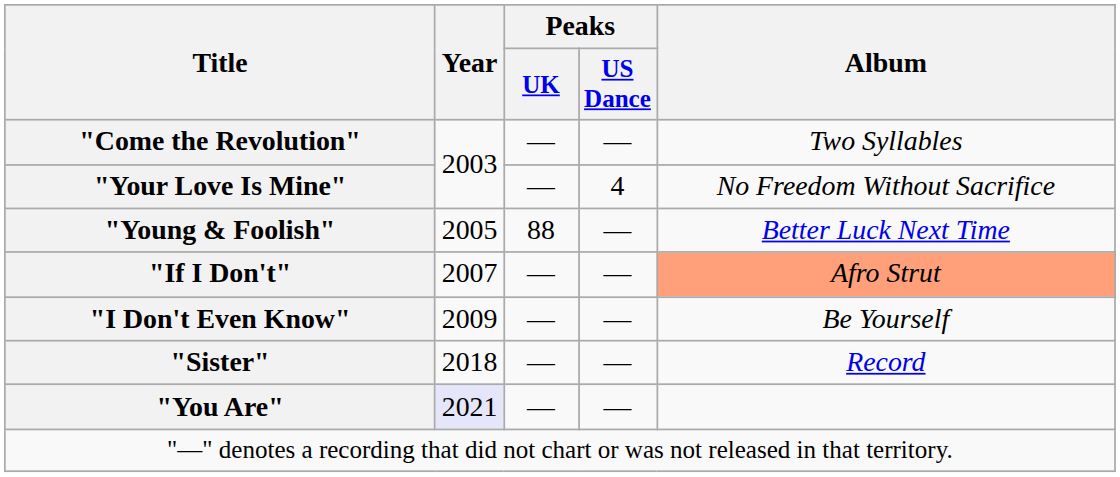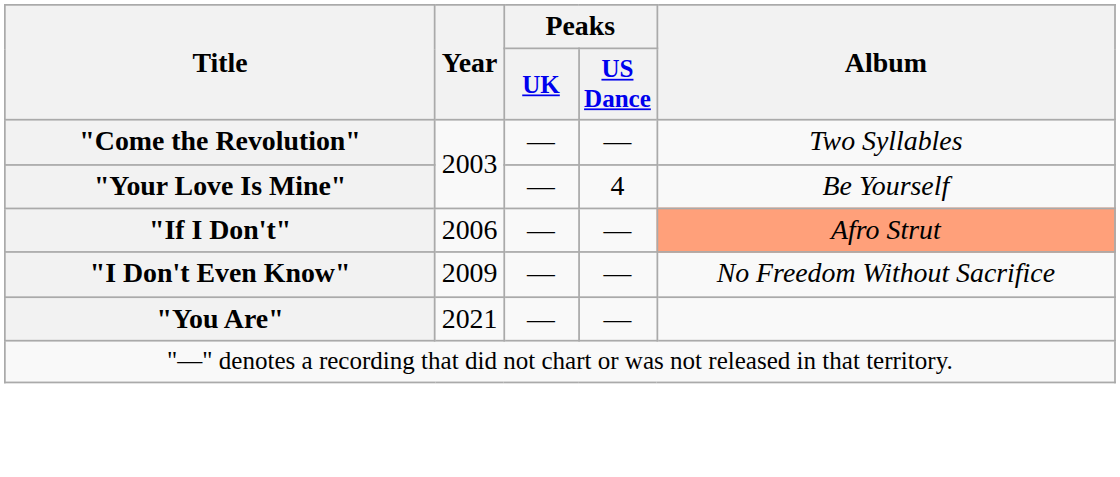(886, 185) No Freedom Without Sacrifice -> (886, 185) Be Yourself
- row: (220, 229)
(470, 274) 2007 -> (470, 229) 2006
(886, 318) Be Yourself -> (886, 274) No Freedom Without Sacrifice
- row: (220, 362)
(470, 406) lavender background -> (470, 318) no background
